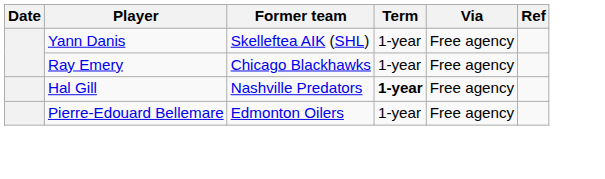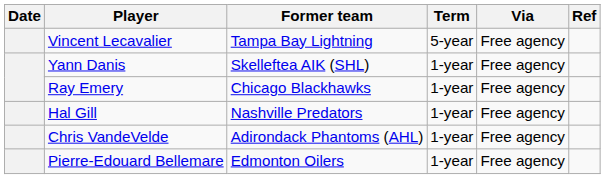+ row: (110, 40)
(400, 88) bold -> (452, 112) normal
+ row: (108, 137)
